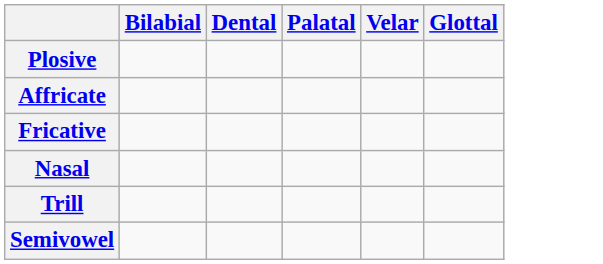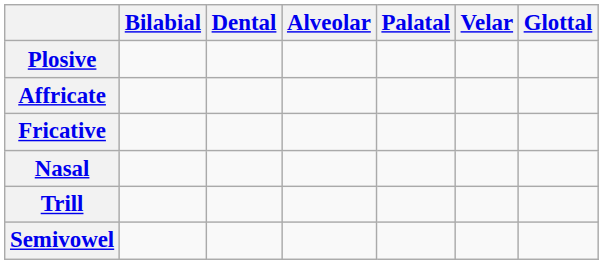+ column: (329, 22)
